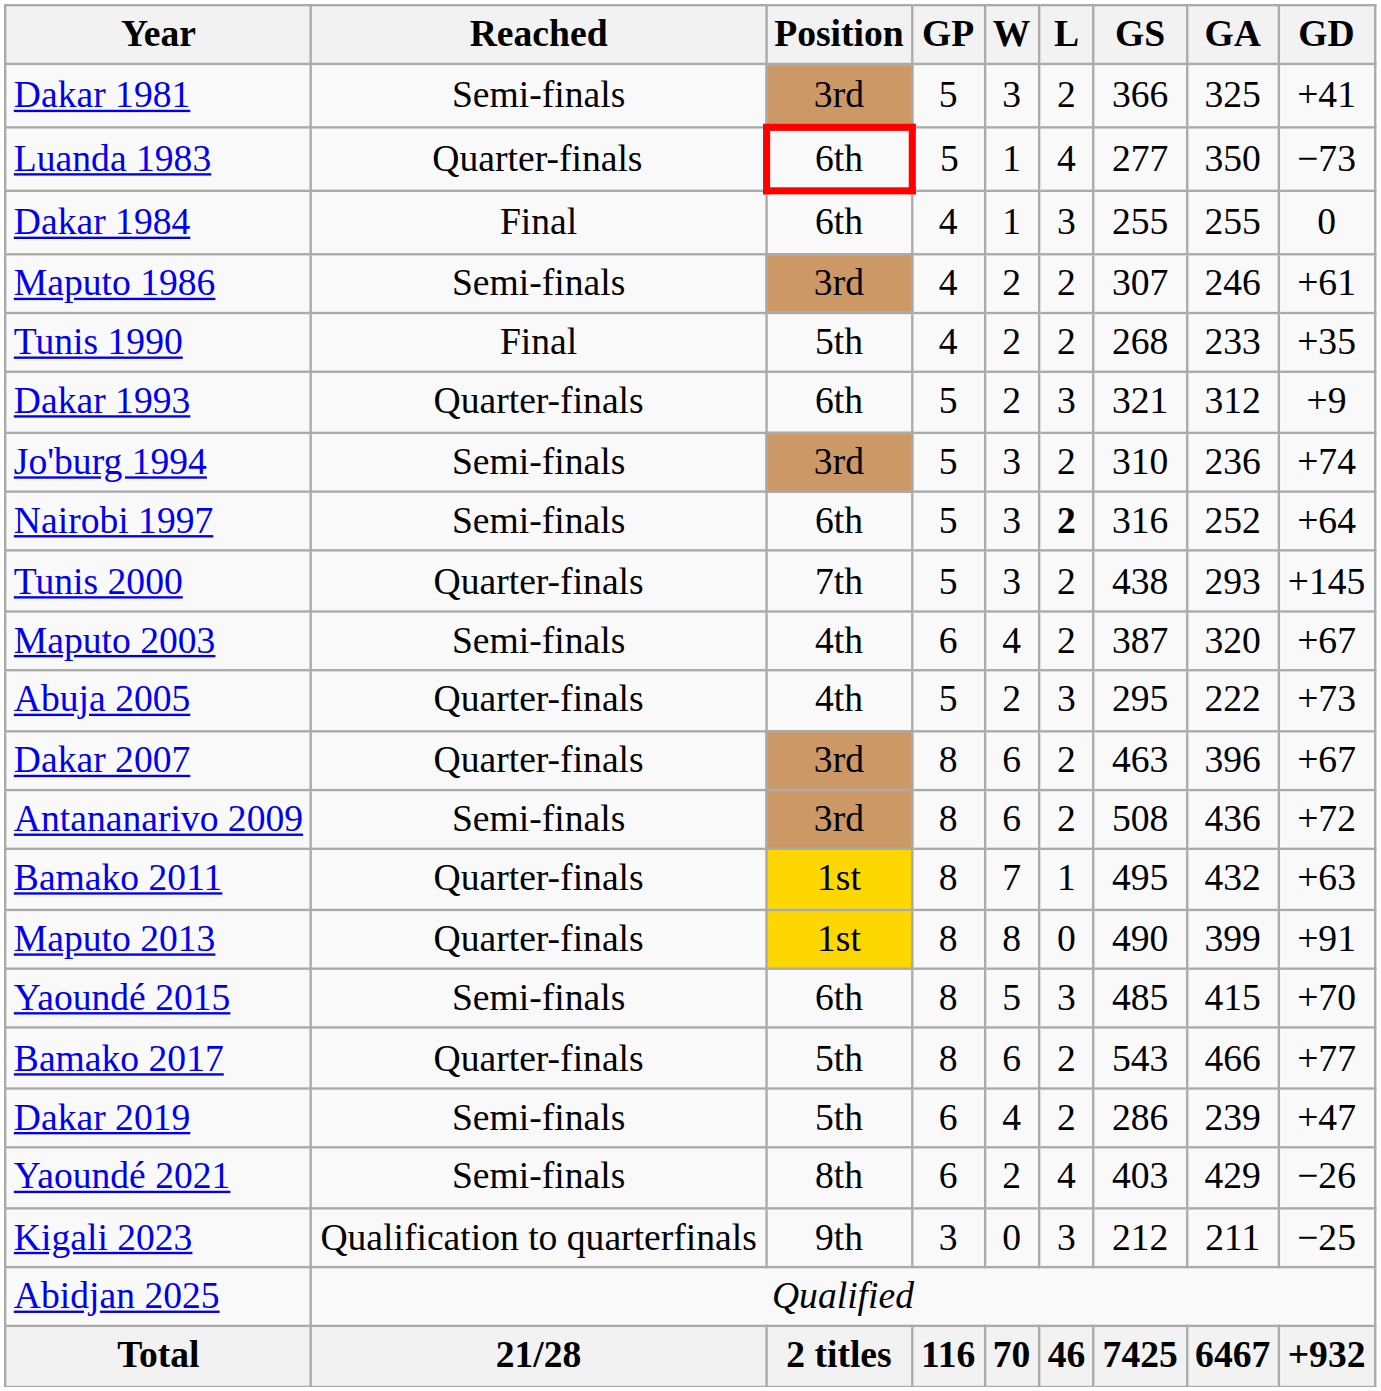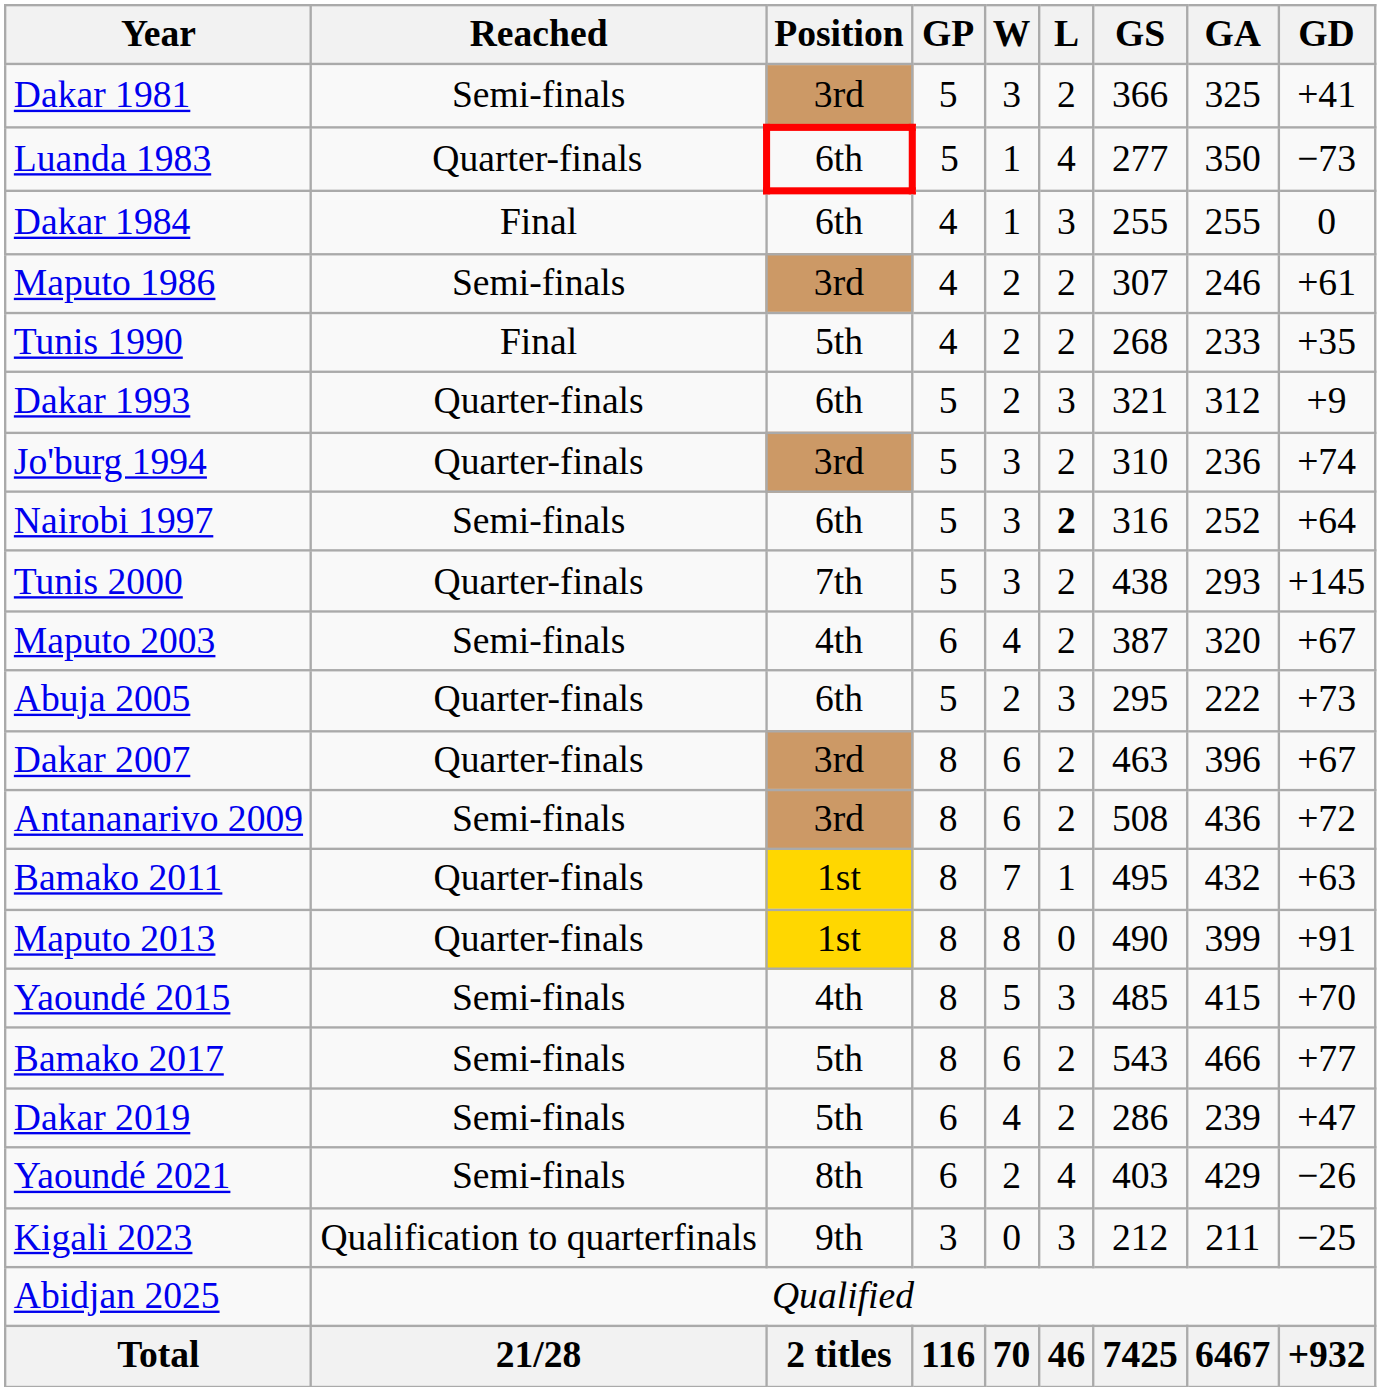(539, 461) Semi-finals -> (539, 461) Quarter-finals
(839, 699) 4th -> (839, 699) 6th
(839, 997) 6th -> (839, 997) 4th
(539, 1057) Quarter-finals -> (539, 1057) Semi-finals
